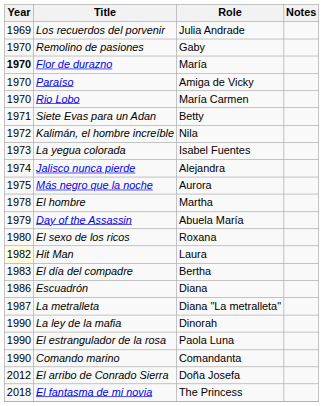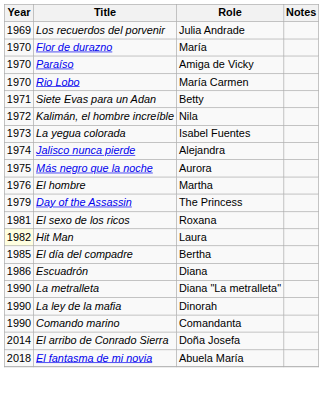- row: (90, 47)
(19, 64) bold -> (19, 47) normal
(19, 202) 1978 -> (19, 185) 1976
(211, 220) Abuela María -> (211, 202) The Princess
(19, 237) 1980 -> (19, 220) 1981
(19, 271) 1983 -> (19, 254) 1985
(19, 306) 1987 -> (19, 289) 1990
- row: (101, 340)
(19, 375) 2012 -> (19, 340) 2014
(211, 392) The Princess -> (211, 358) Abuela María
